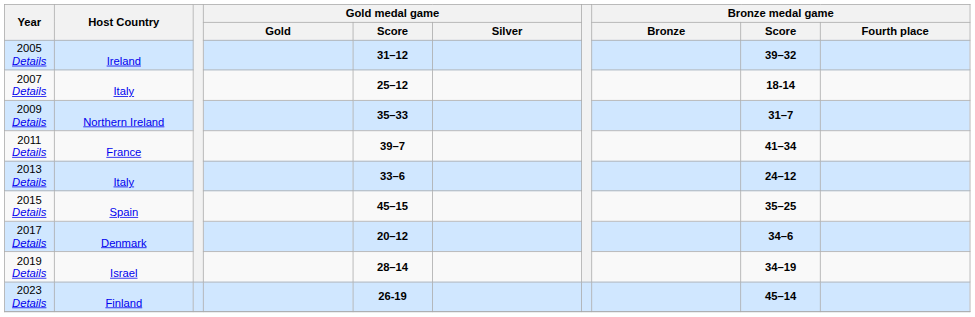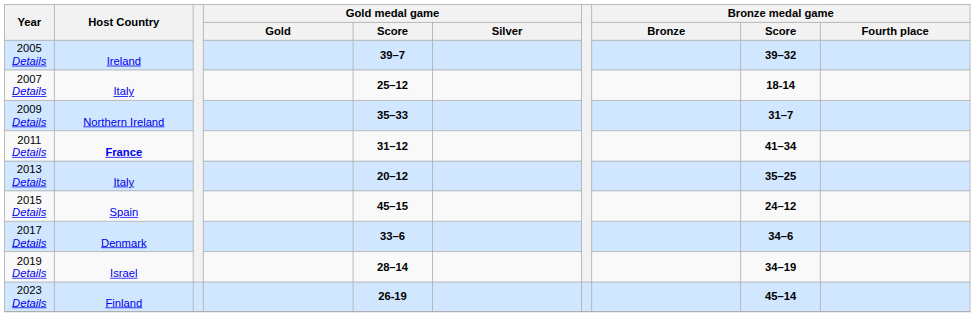(393, 55) 31–12 -> (393, 55) 39–7
(124, 152) normal -> (124, 152) bold
(393, 146) 39–7 -> (393, 146) 31–12
(393, 176) 33–6 -> (393, 176) 20–12
(781, 176) 24–12 -> (781, 176) 35–25
(781, 207) 35–25 -> (781, 207) 24–12
(393, 237) 20–12 -> (393, 237) 33–6
